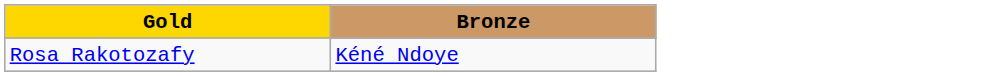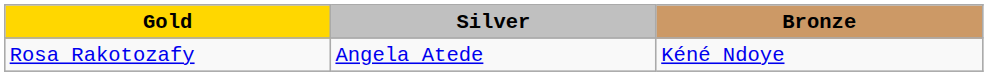+ column: (493, 22)
